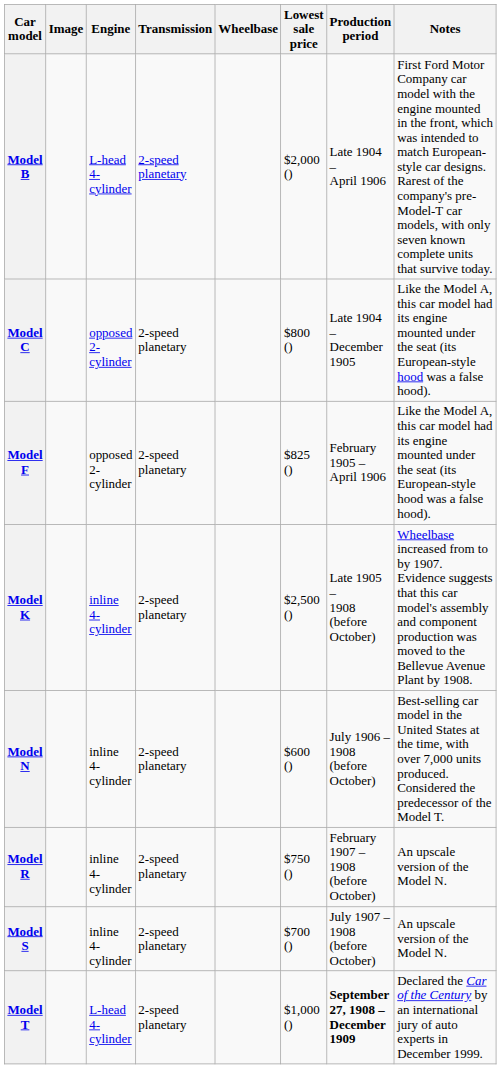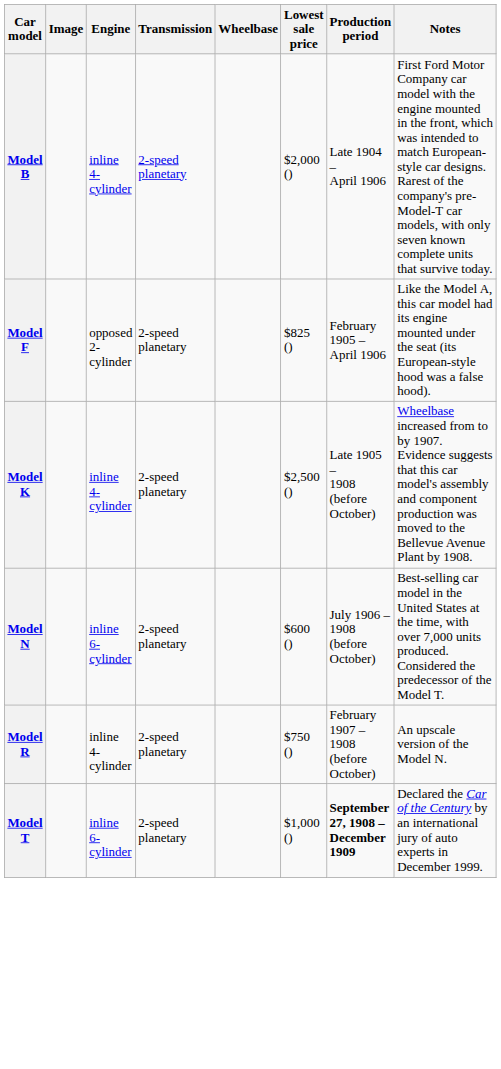(110, 173) L-head 4-cylinder -> (110, 173) inline 4-cylinder
- row: (25, 340)
(110, 766) inline 4-cylinder -> (110, 643) inline 6-cylinder
- row: (25, 938)
(110, 1024) L-head 4-cylinder -> (110, 837) inline 6-cylinder
